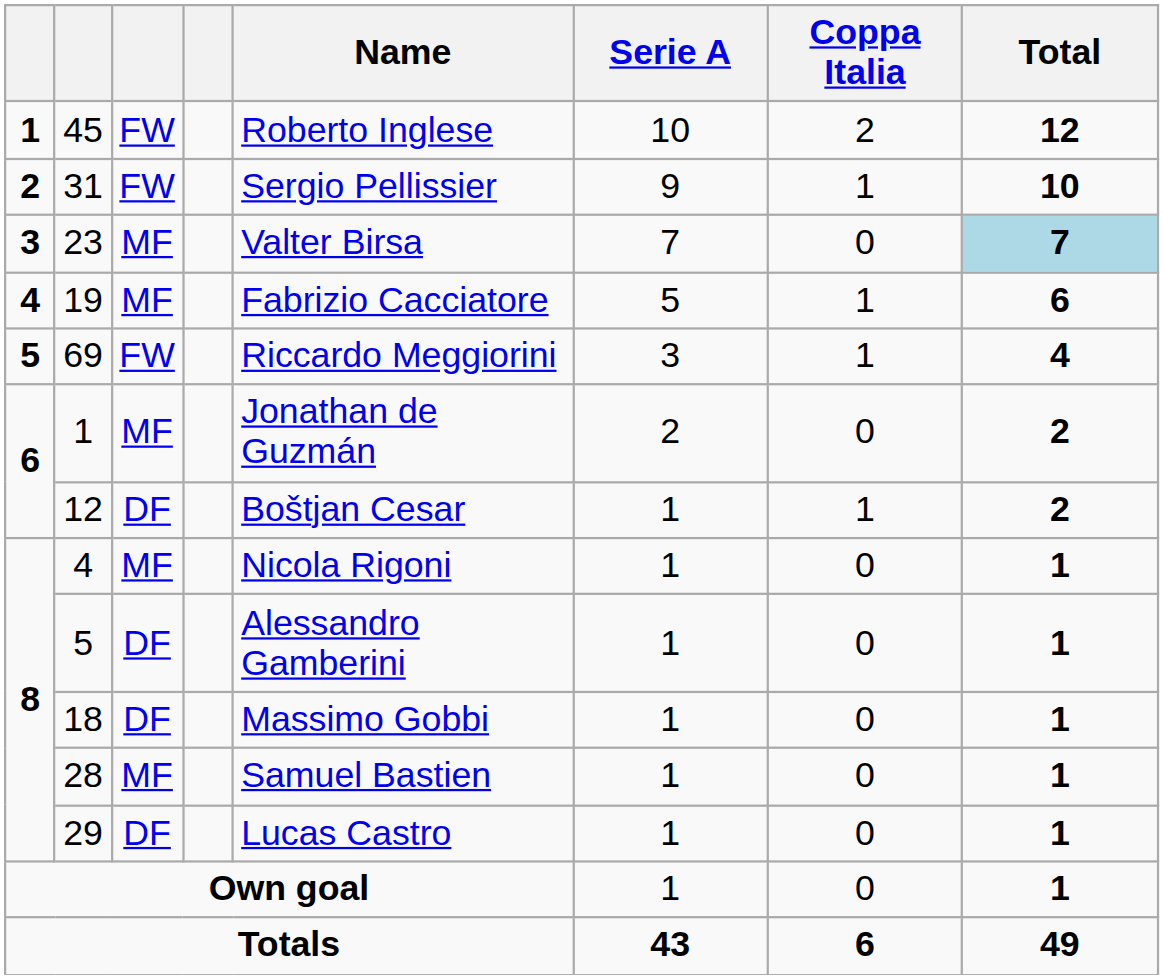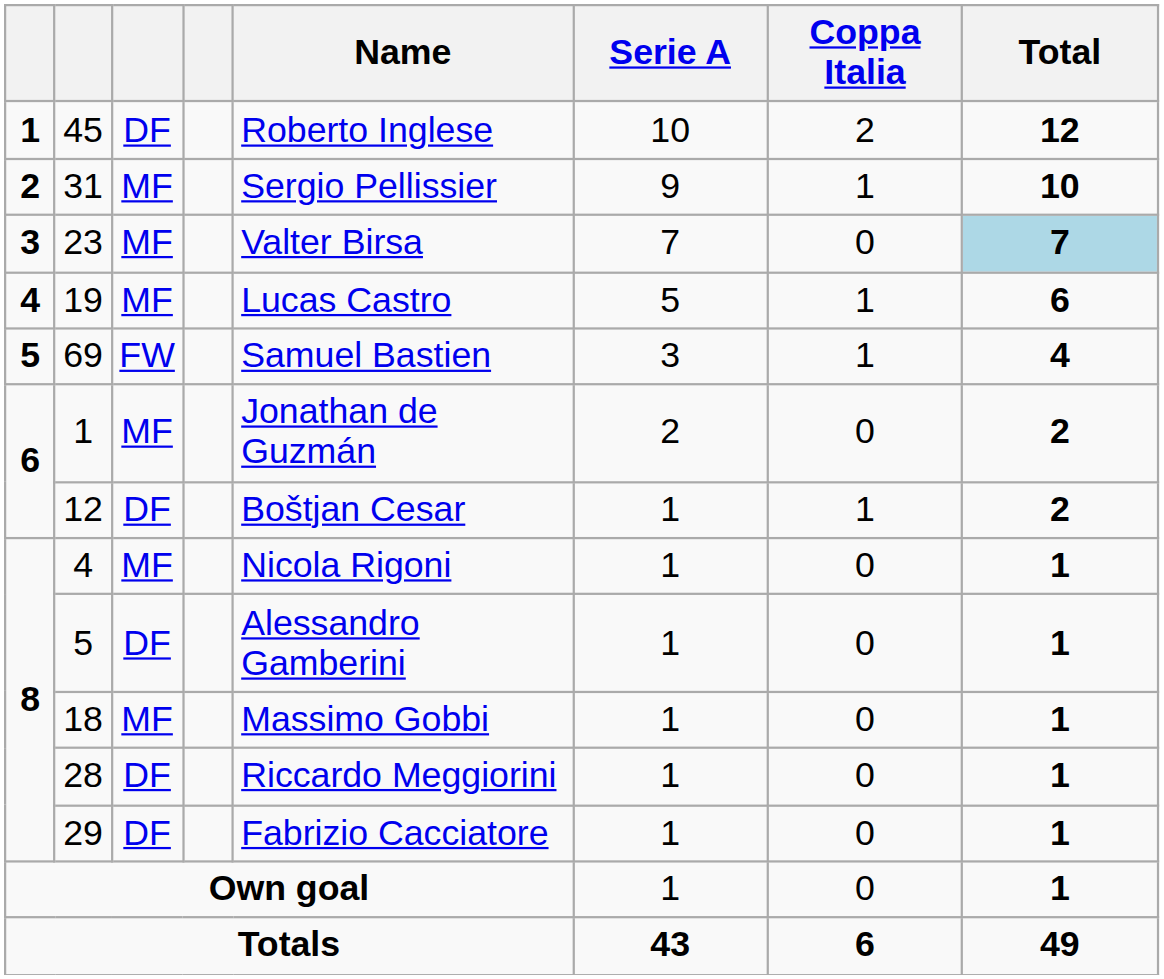(147, 129) FW -> (147, 129) DF
(147, 186) FW -> (147, 186) MF
(395, 299) Fabrizio Cacciatore -> (346, 299) Lucas Castro
(399, 355) Riccardo Meggiorini -> (366, 355) Samuel Bastien
(147, 719) DF -> (147, 719) MF
(147, 775) MF -> (147, 775) DF
(366, 775) Samuel Bastien -> (399, 775) Riccardo Meggiorini
(346, 832) Lucas Castro -> (395, 832) Fabrizio Cacciatore
